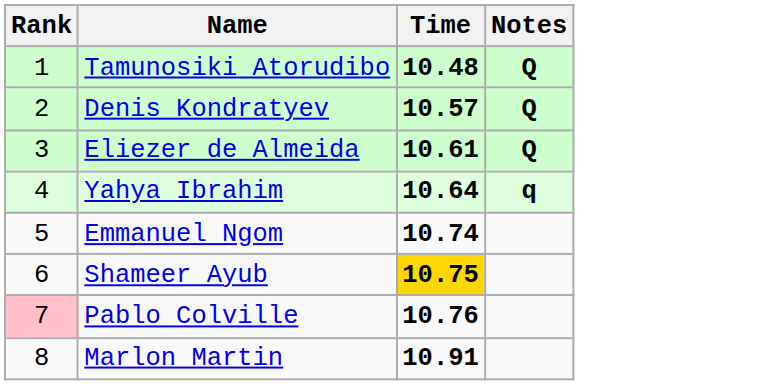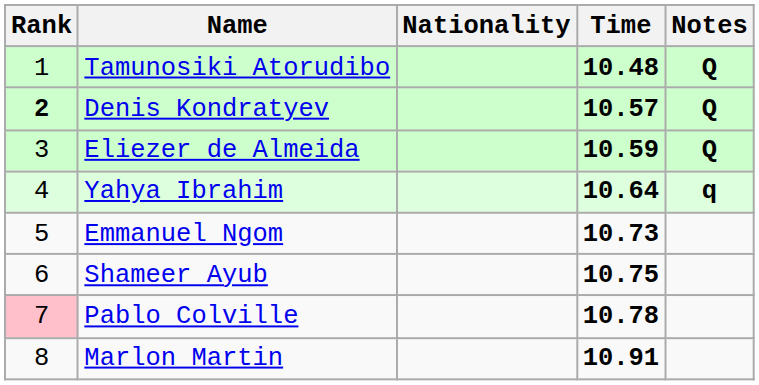+ column: (486, 26)
(42, 109) normal -> (42, 109) bold
(441, 150) 10.61 -> (621, 150) 10.59
(441, 233) 10.74 -> (621, 233) 10.73
(441, 275) gold background -> (621, 275) no background
(441, 316) 10.76 -> (621, 316) 10.78
